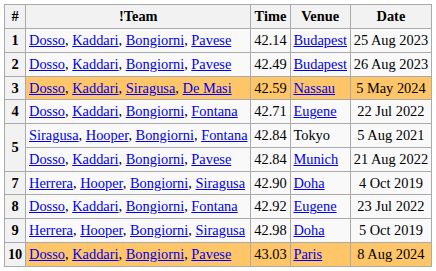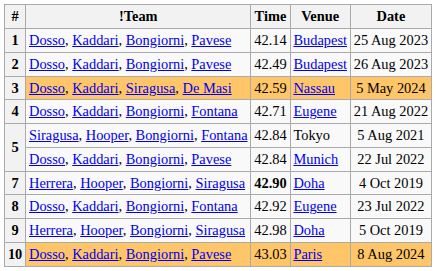(391, 111) 22 Jul 2022 -> (391, 111) 21 Aug 2022
(391, 159) 21 Aug 2022 -> (391, 159) 22 Jul 2022
(270, 183) normal -> (270, 183) bold
